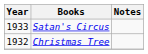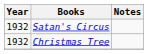(17, 27) 1933 -> (17, 27) 1932
